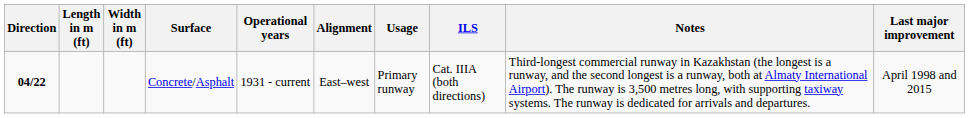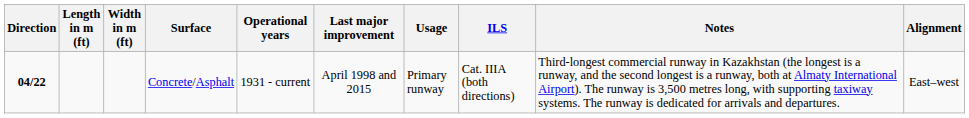columns swapped: (919, 28) <-> (344, 28)
